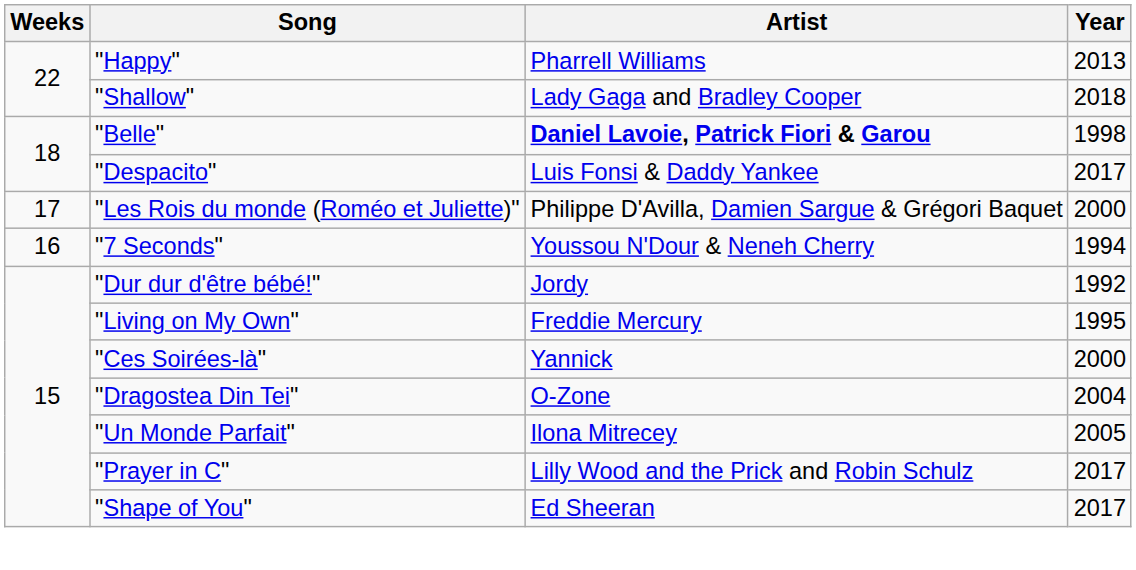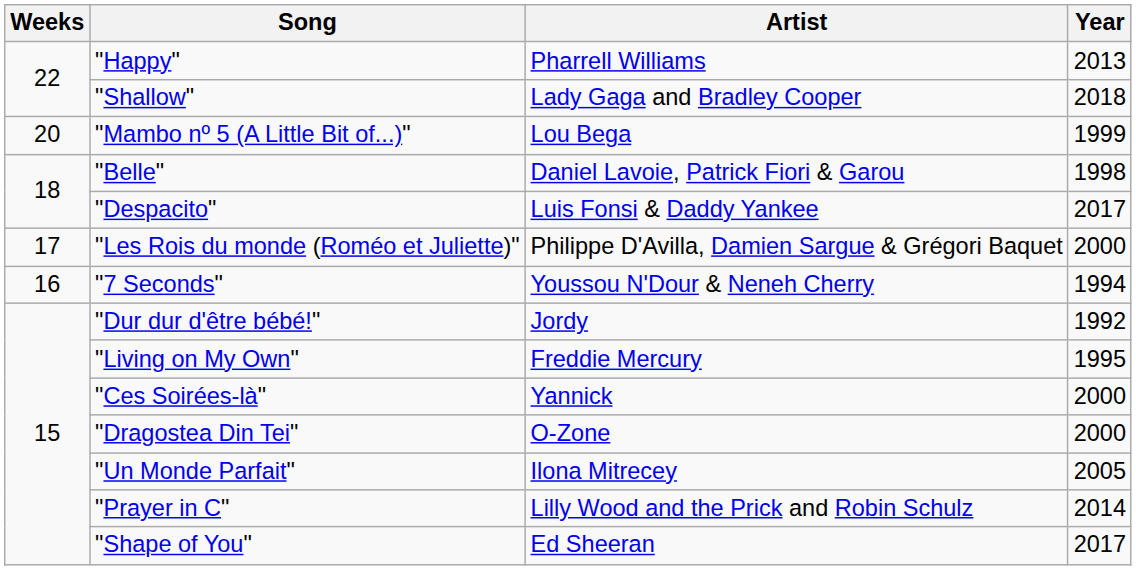+ row: (253, 135)
(731, 135) bold -> (717, 172) normal
(1100, 396) 2004 -> (1100, 433) 2000
(1100, 470) 2017 -> (1100, 508) 2014
